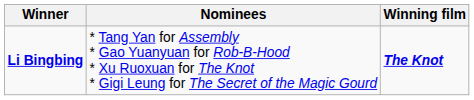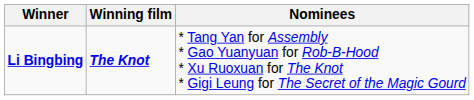columns swapped: (425, 15) <-> (233, 15)
